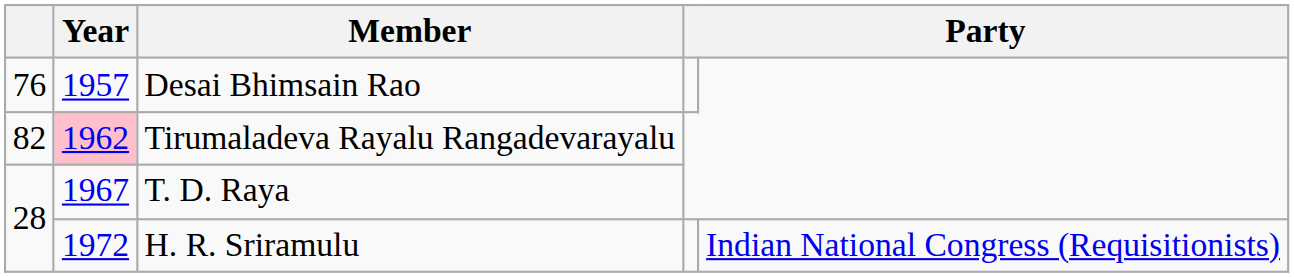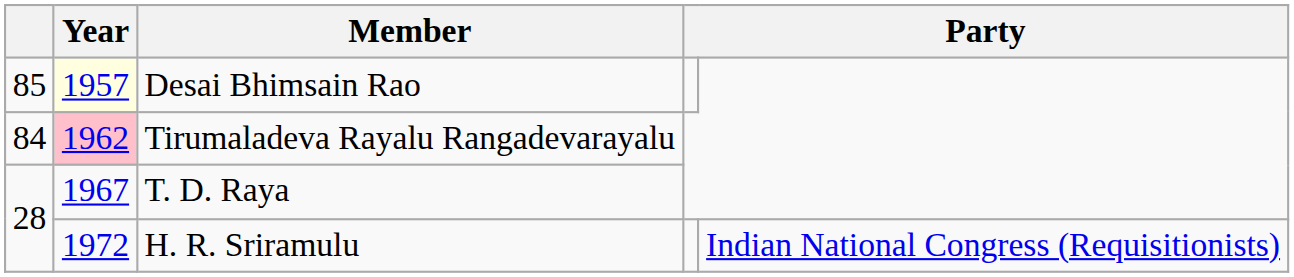(30, 84) 76 -> (30, 84) 85
(95, 84) no background -> (95, 84) lightyellow background
(30, 137) 82 -> (30, 137) 84
